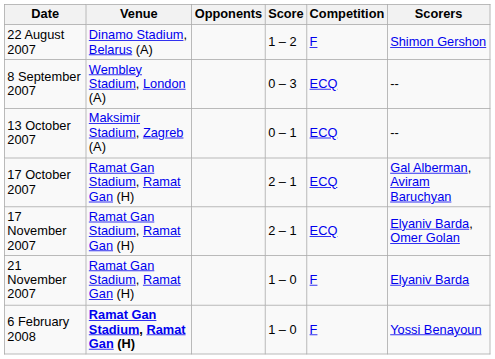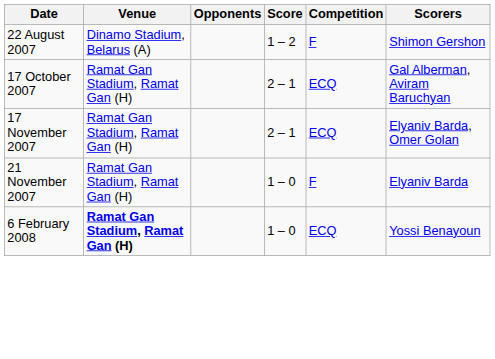- row: (44, 84)
- row: (39, 133)
(314, 329) F -> (323, 231) ECQ
